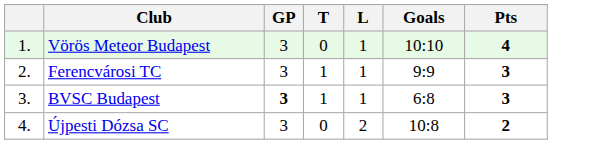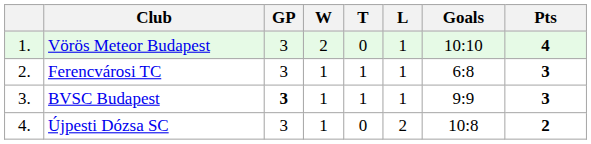+ column: (323, 17)
(424, 71) 9:9 -> (463, 71) 6:8
(424, 98) 6:8 -> (463, 98) 9:9
